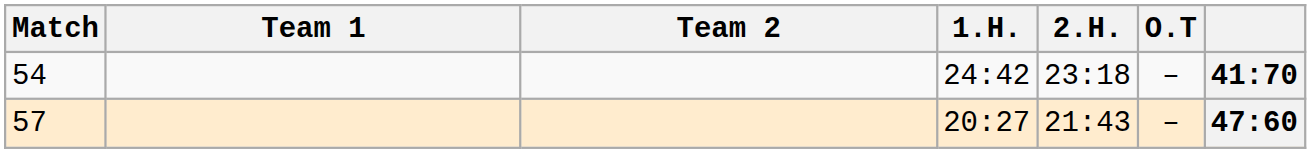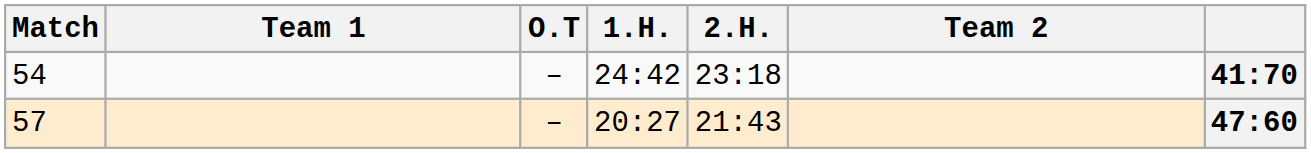columns swapped: (729, 29) <-> (1171, 29)
